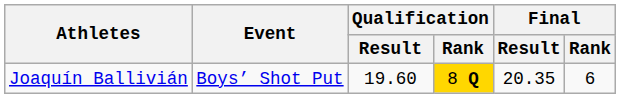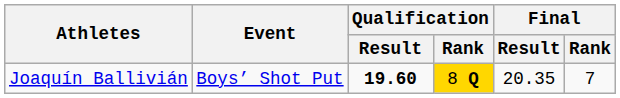(390, 78) normal -> (390, 78) bold
(590, 78) 6 -> (590, 78) 7
